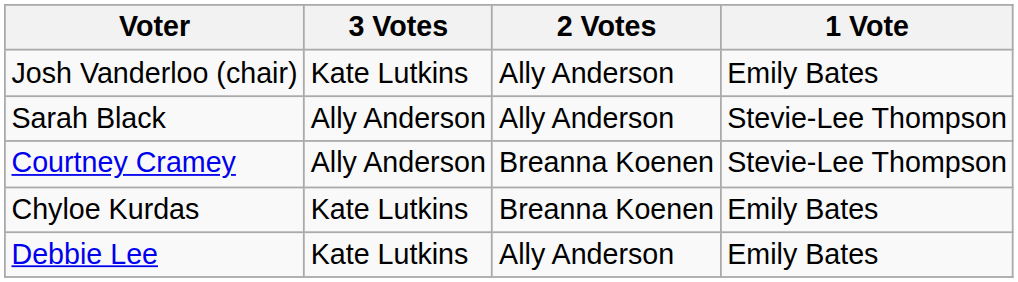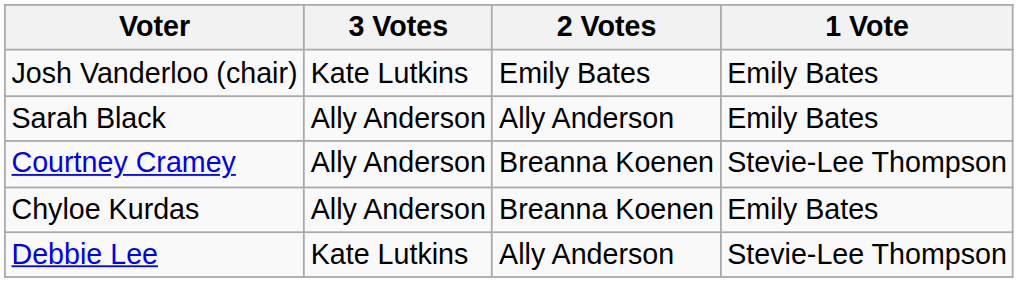(587, 72) Ally Anderson -> (575, 72) Emily Bates
(867, 118) Stevie-Lee Thompson -> (803, 118) Emily Bates
(390, 208) Kate Lutkins -> (398, 208) Ally Anderson
(803, 254) Emily Bates -> (867, 254) Stevie-Lee Thompson
